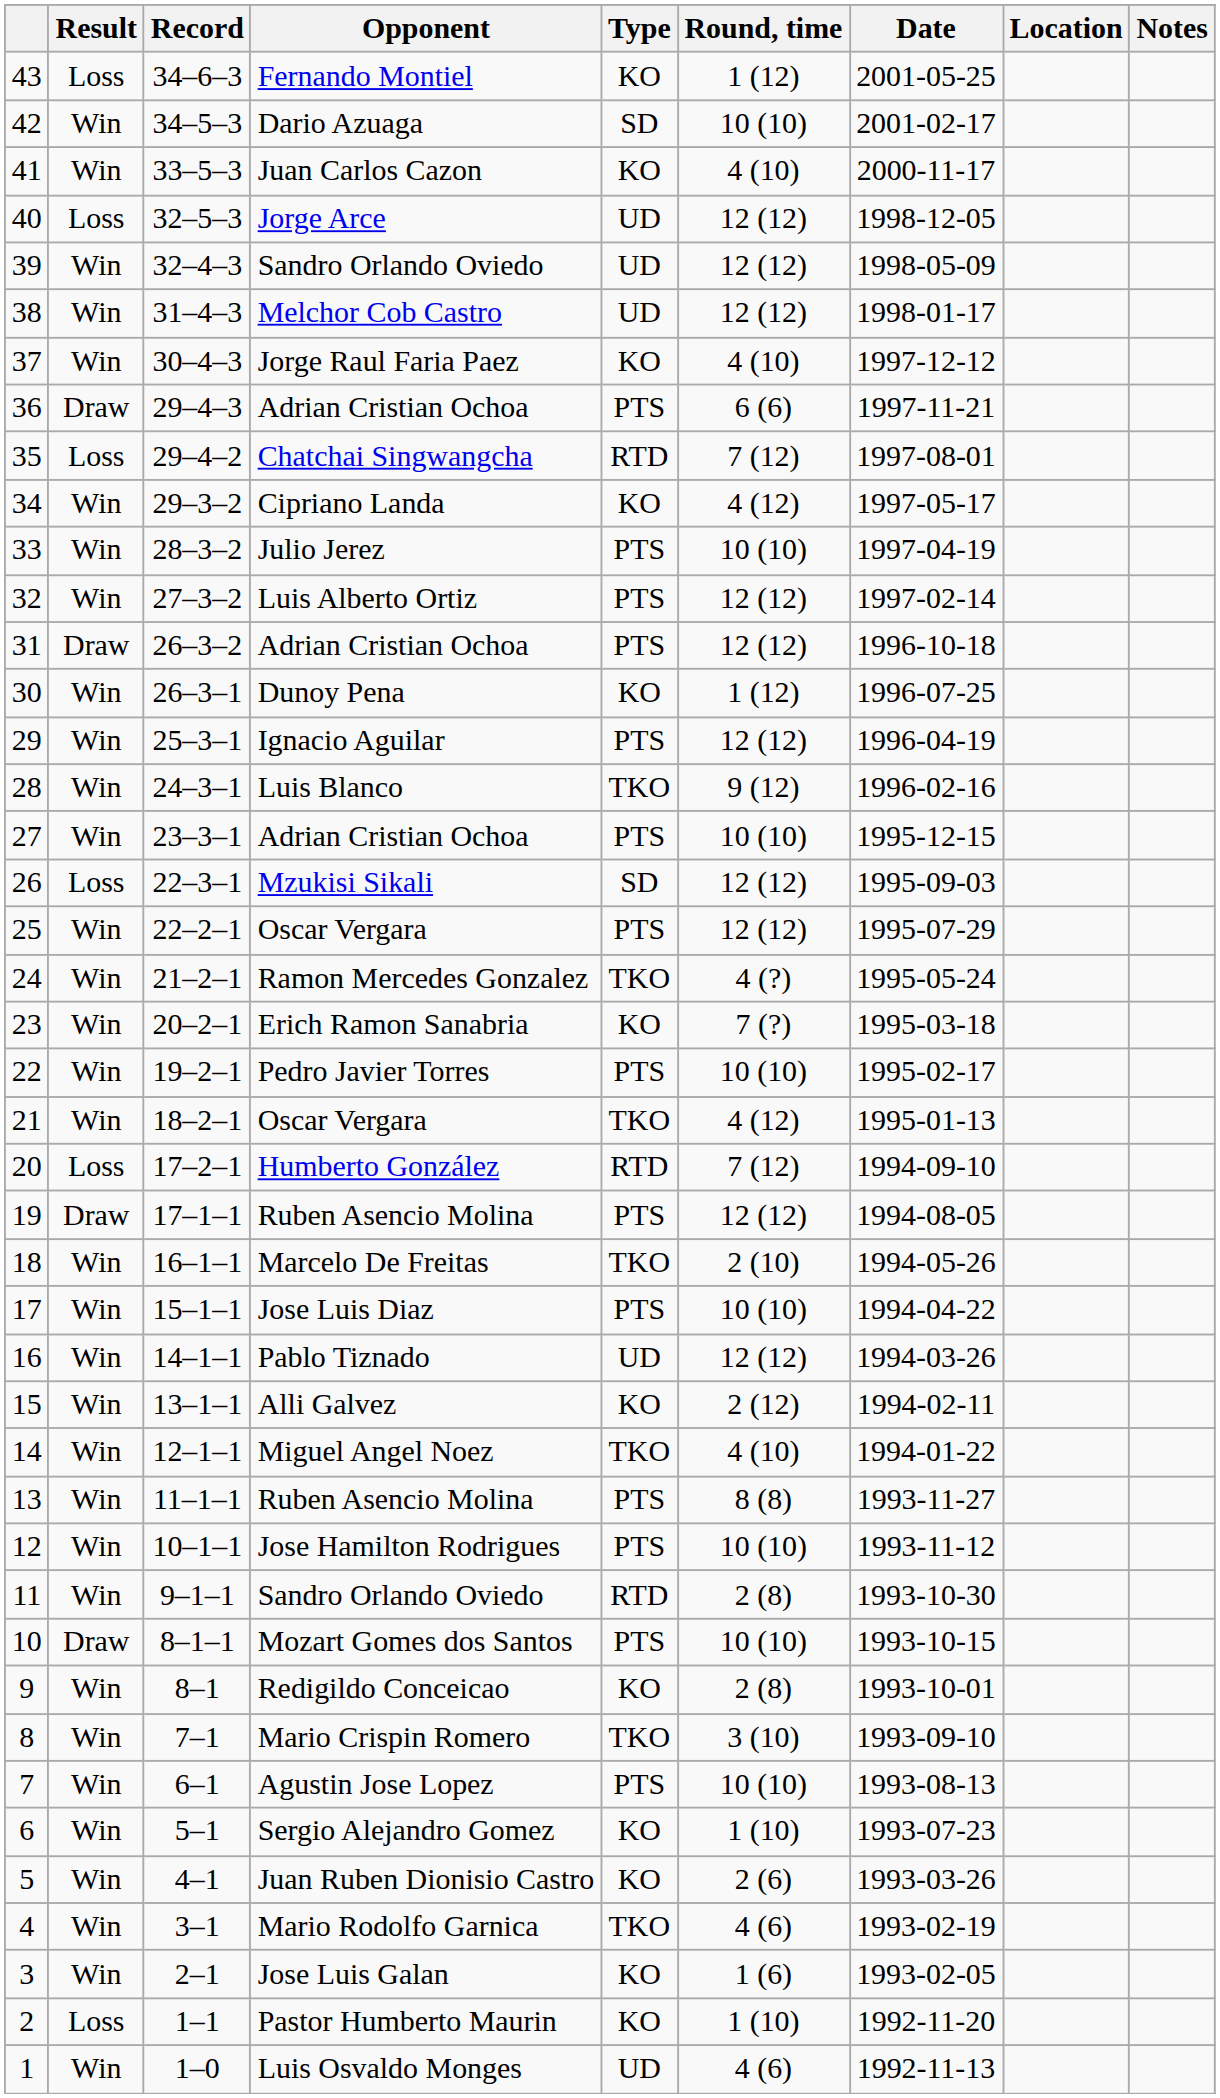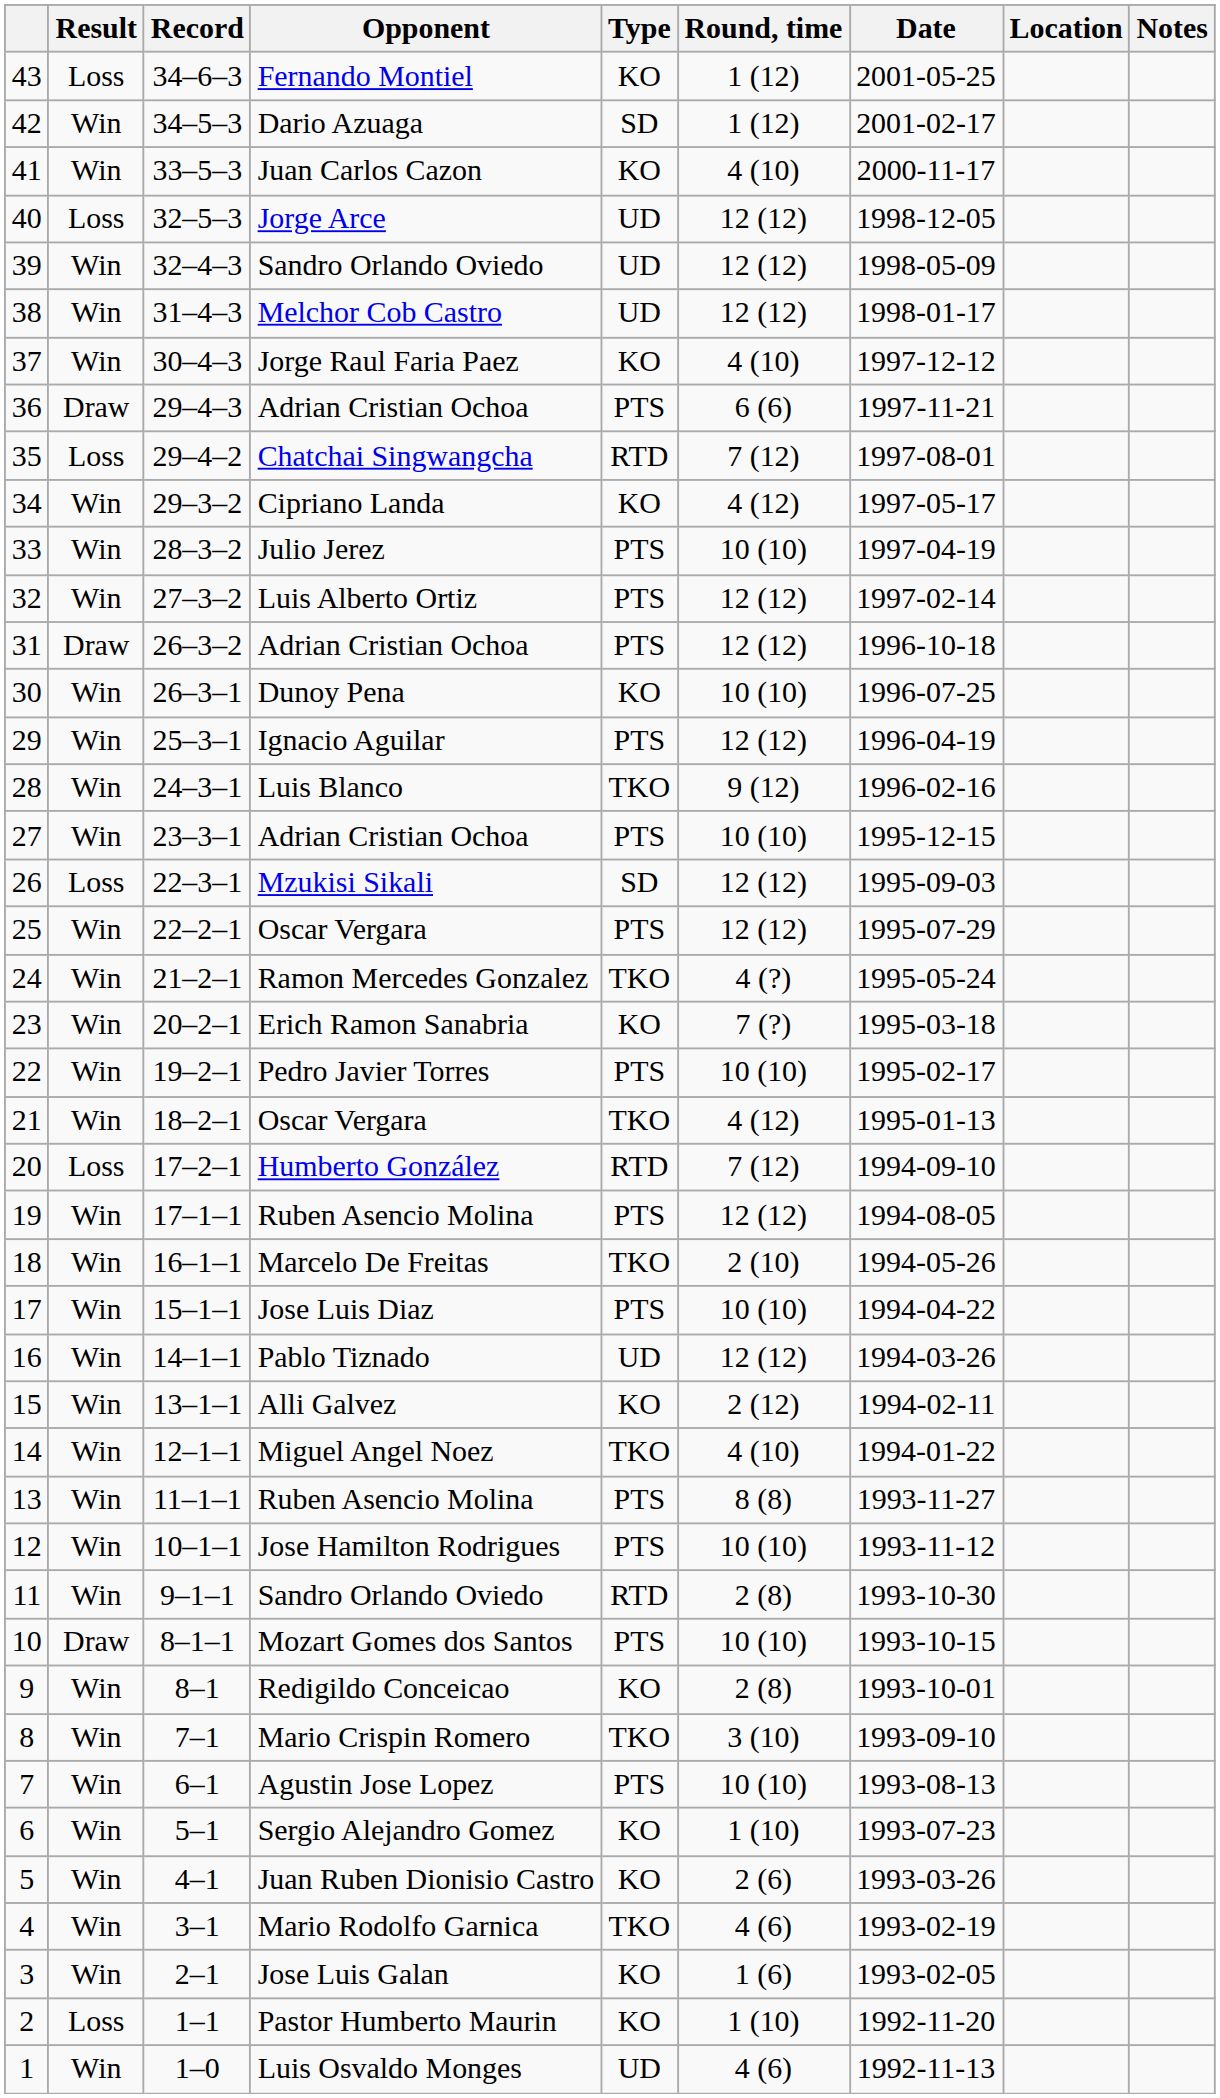(763, 123) 10 (10) -> (763, 123) 1 (12)
(763, 692) 1 (12) -> (763, 692) 10 (10)
(96, 1214) Draw -> (96, 1214) Win
